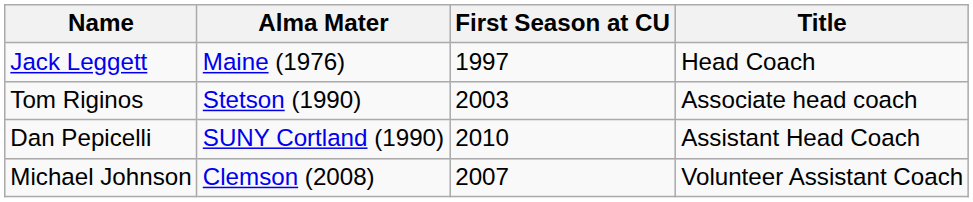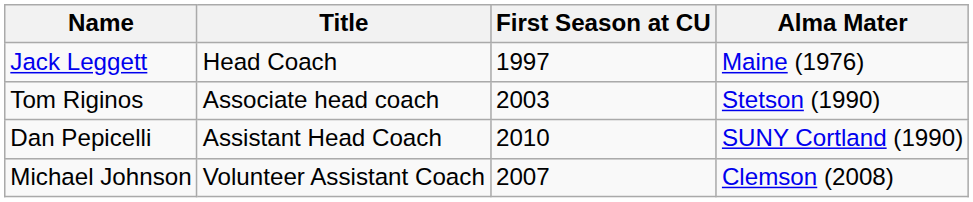columns swapped: (822, 23) <-> (323, 23)
